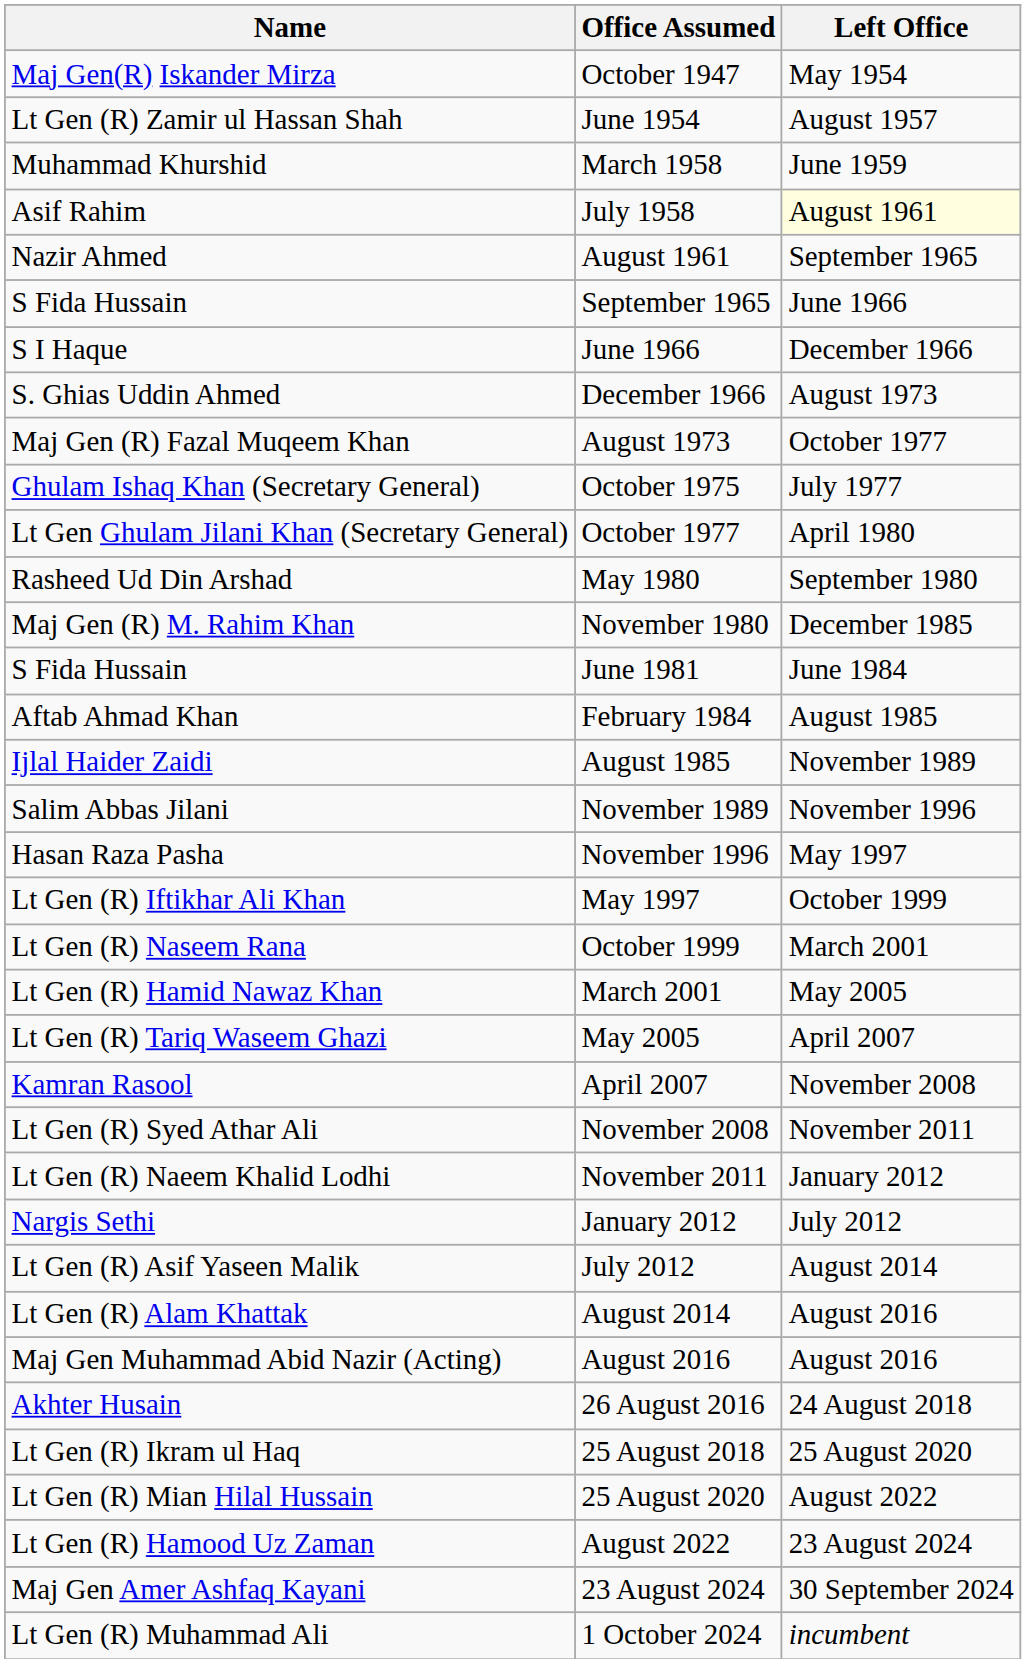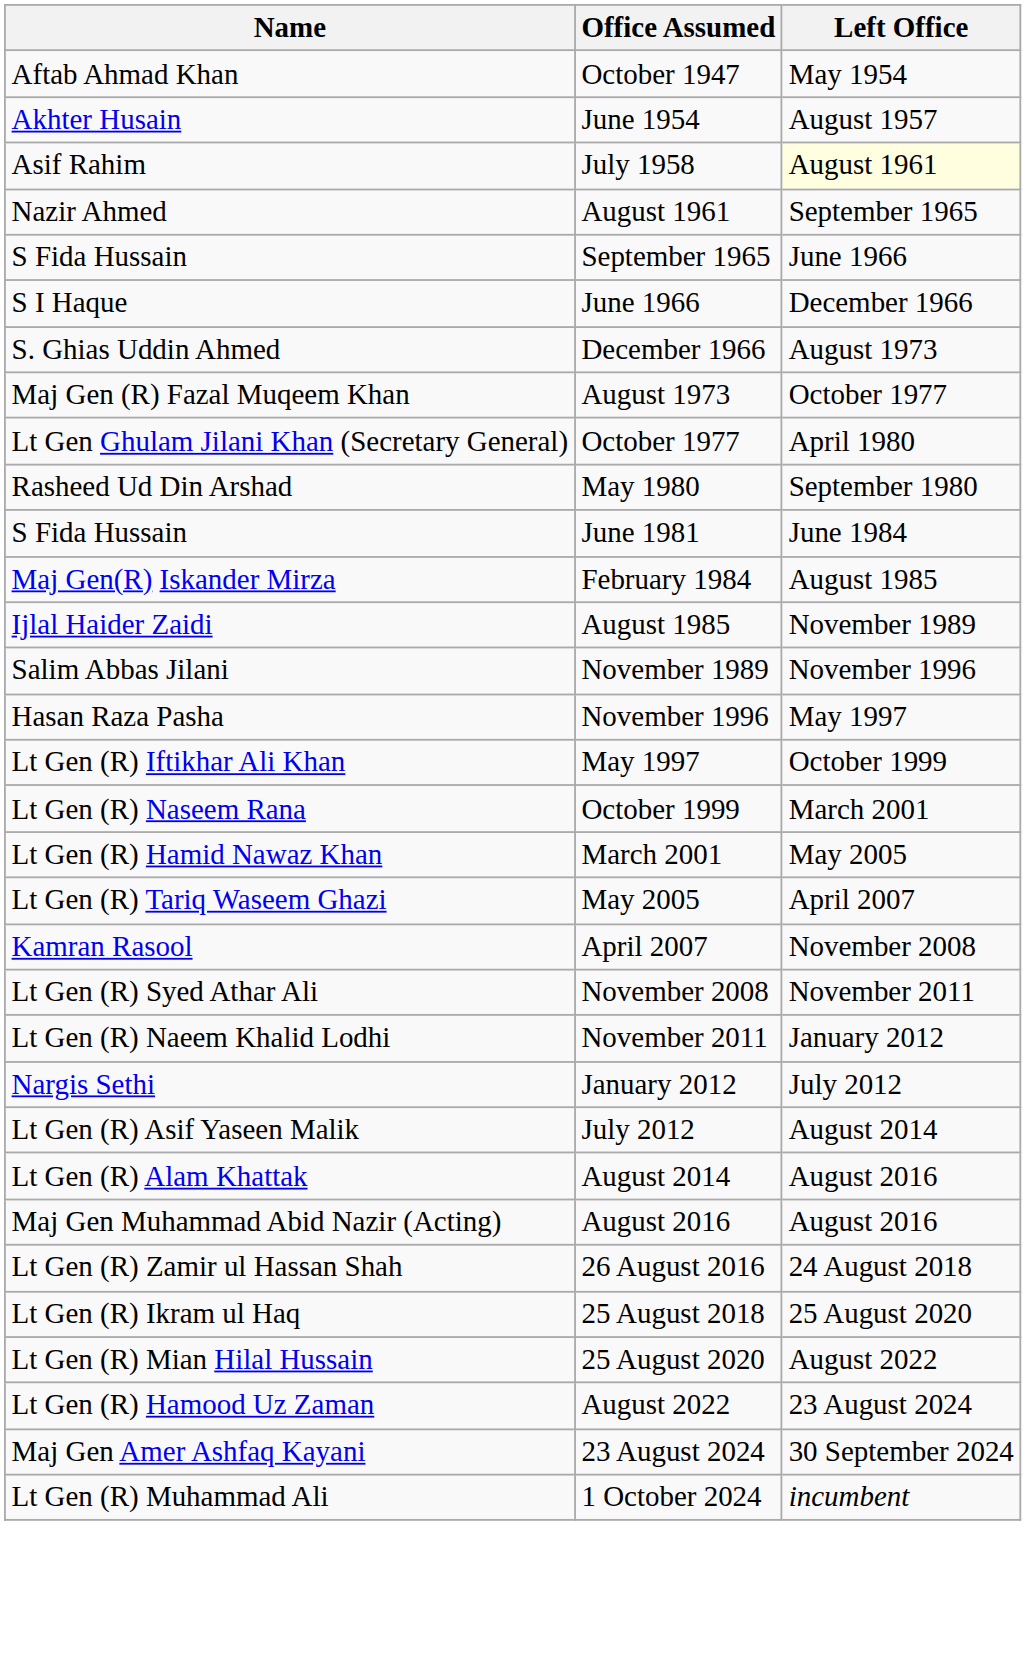(174, 73) Maj Gen(R) Iskander Mirza -> (125, 73) Aftab Ahmad Khan
(207, 119) Lt Gen (R) Zamir ul Hassan Shah -> (96, 119) Akhter Husain
- row: (652, 165)
- row: (661, 486)
- row: (675, 624)
(125, 716) Aftab Ahmad Khan -> (174, 578) Maj Gen(R) Iskander Mirza
(96, 1405) Akhter Husain -> (207, 1267) Lt Gen (R) Zamir ul Hassan Shah
